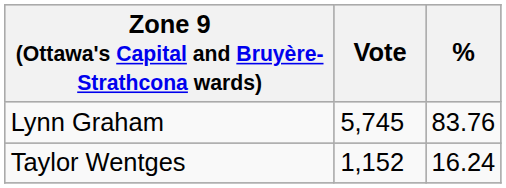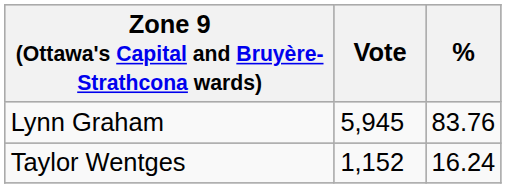(372, 122) 5,745 -> (372, 122) 5,945
